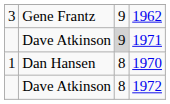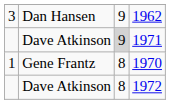(59, 16) Gene Frantz -> (59, 16) Dan Hansen
(59, 63) Dan Hansen -> (59, 63) Gene Frantz
